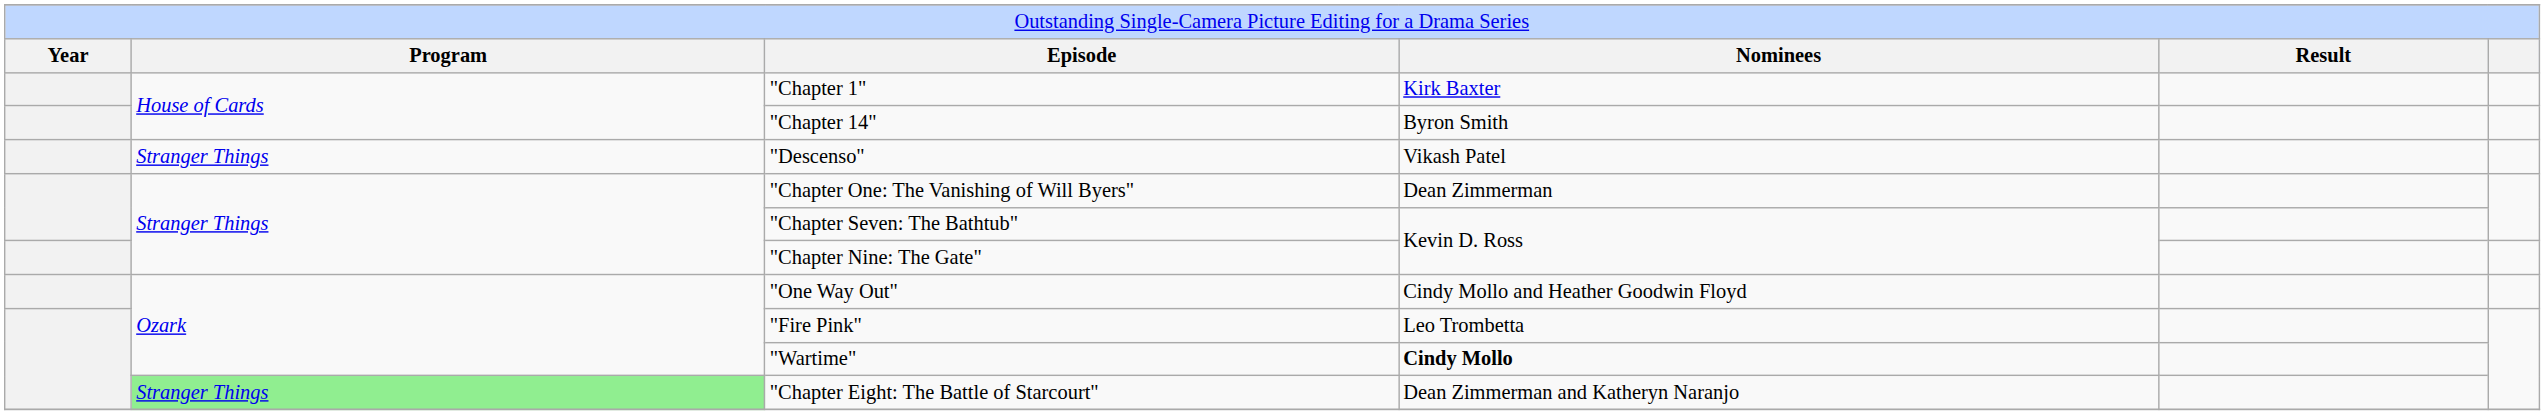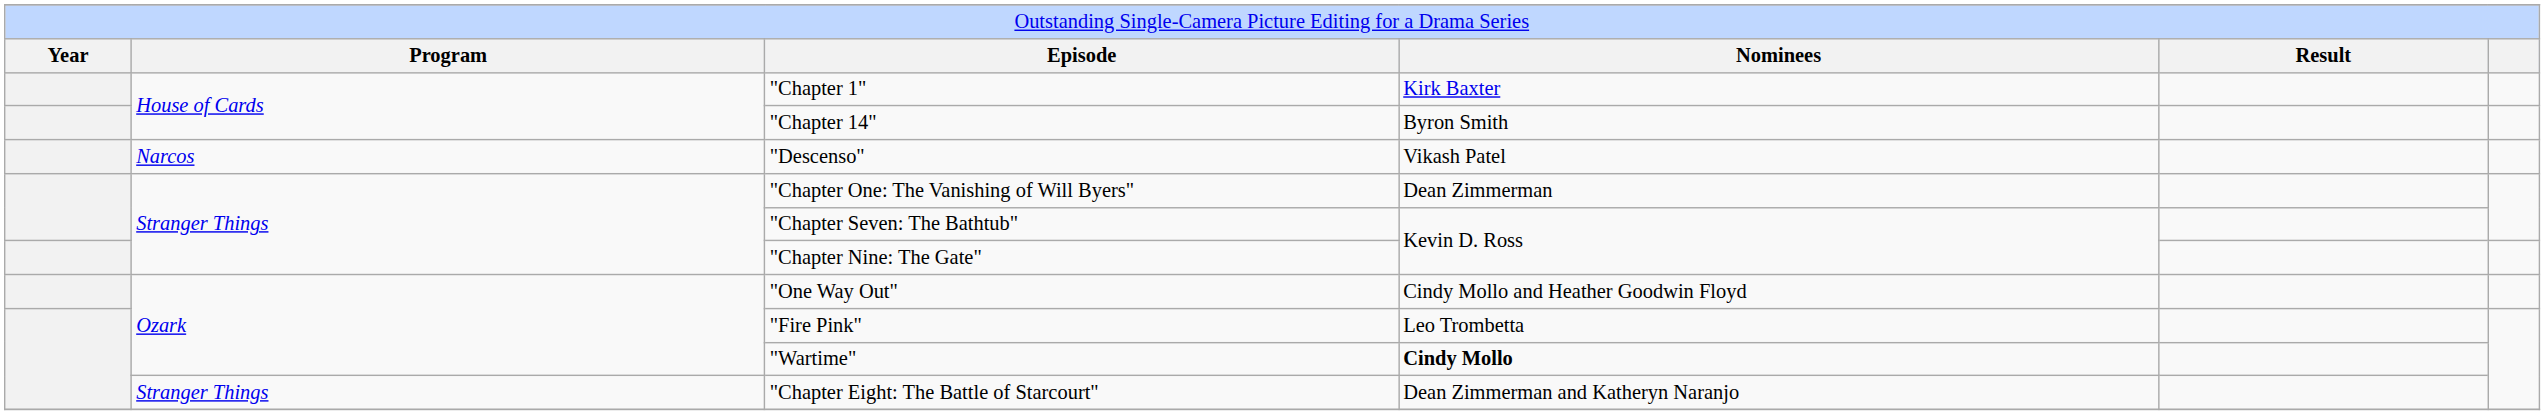(202, 156) Stranger Things -> (165, 156) Narcos
(202, 392) lightgreen background -> (202, 392) no background
